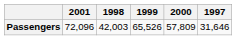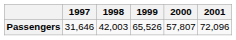columns swapped: (215, 12) <-> (80, 12)
(181, 27) 57,809 -> (181, 27) 57,807
